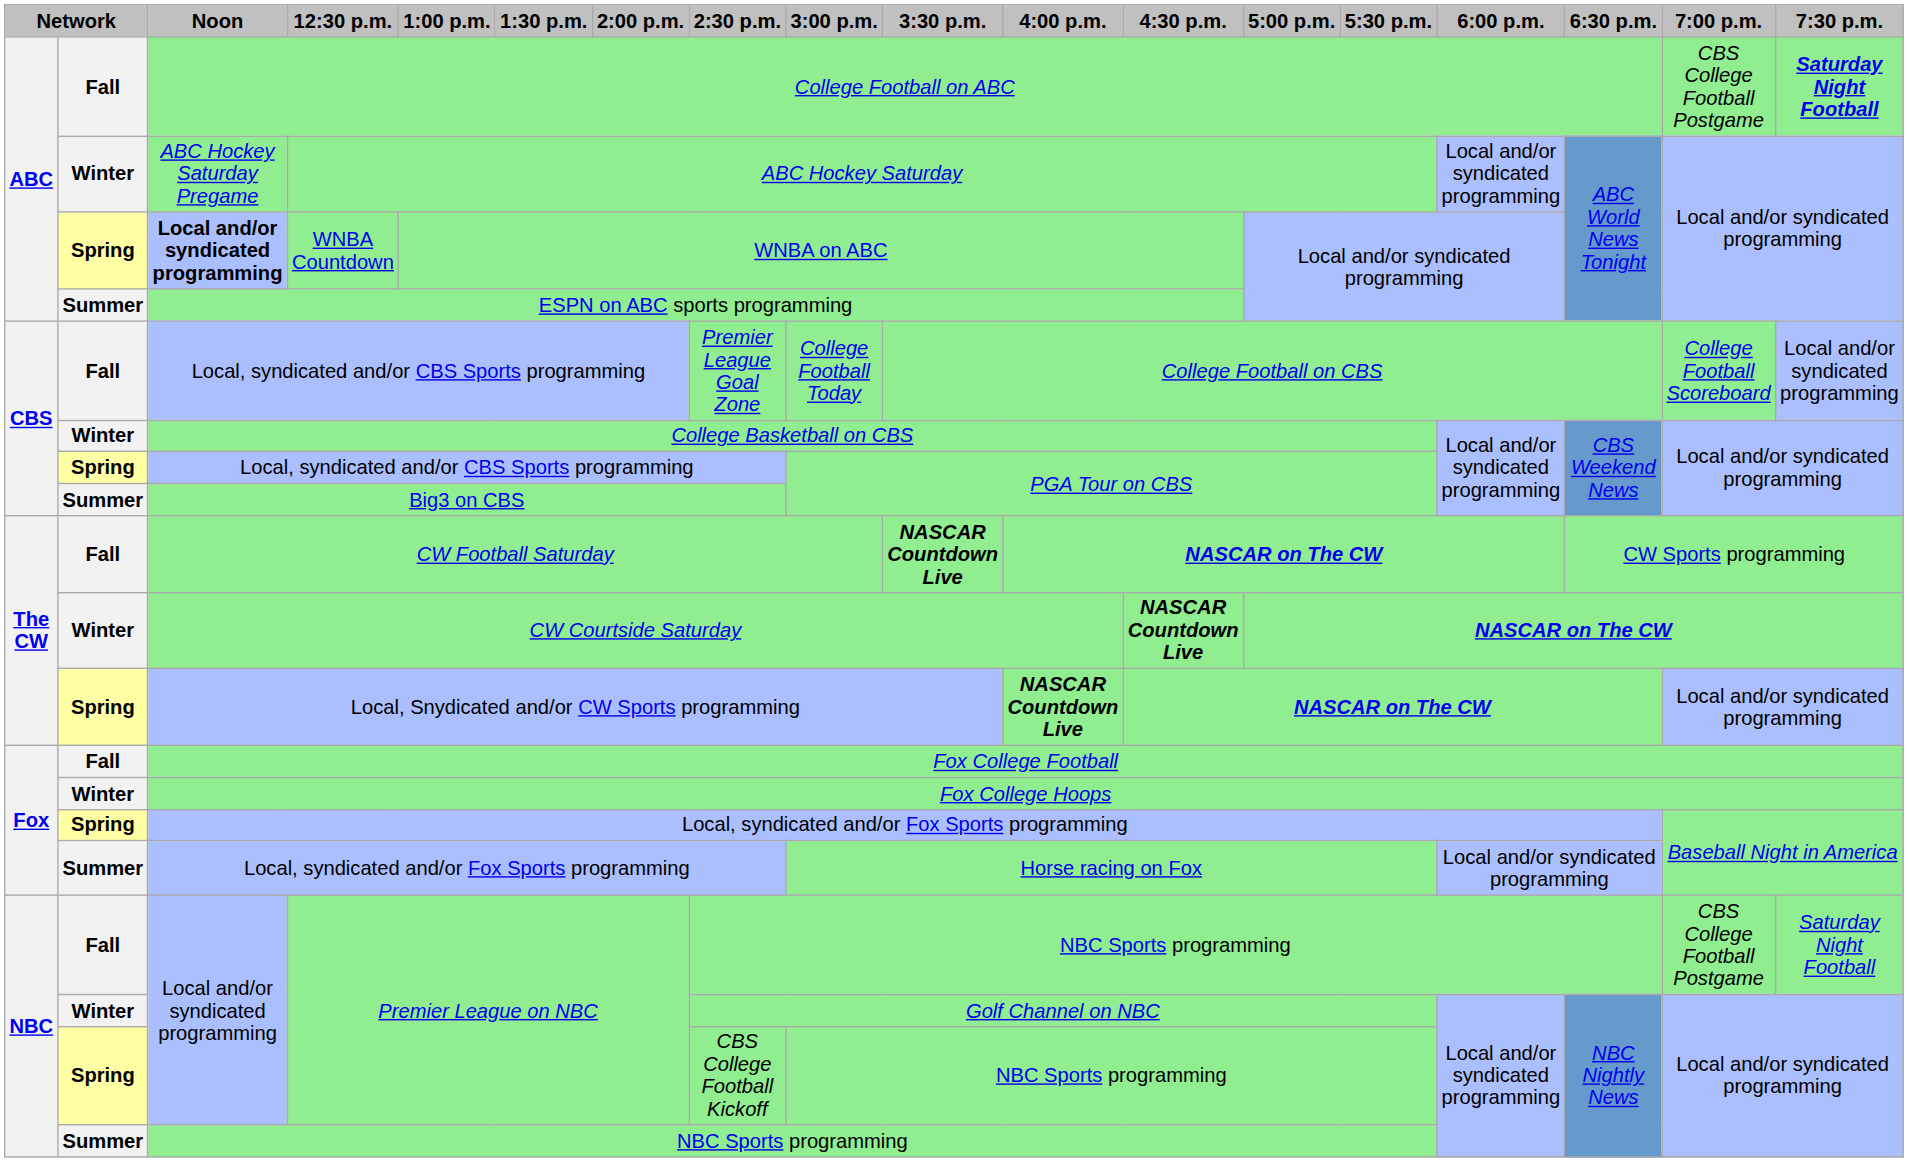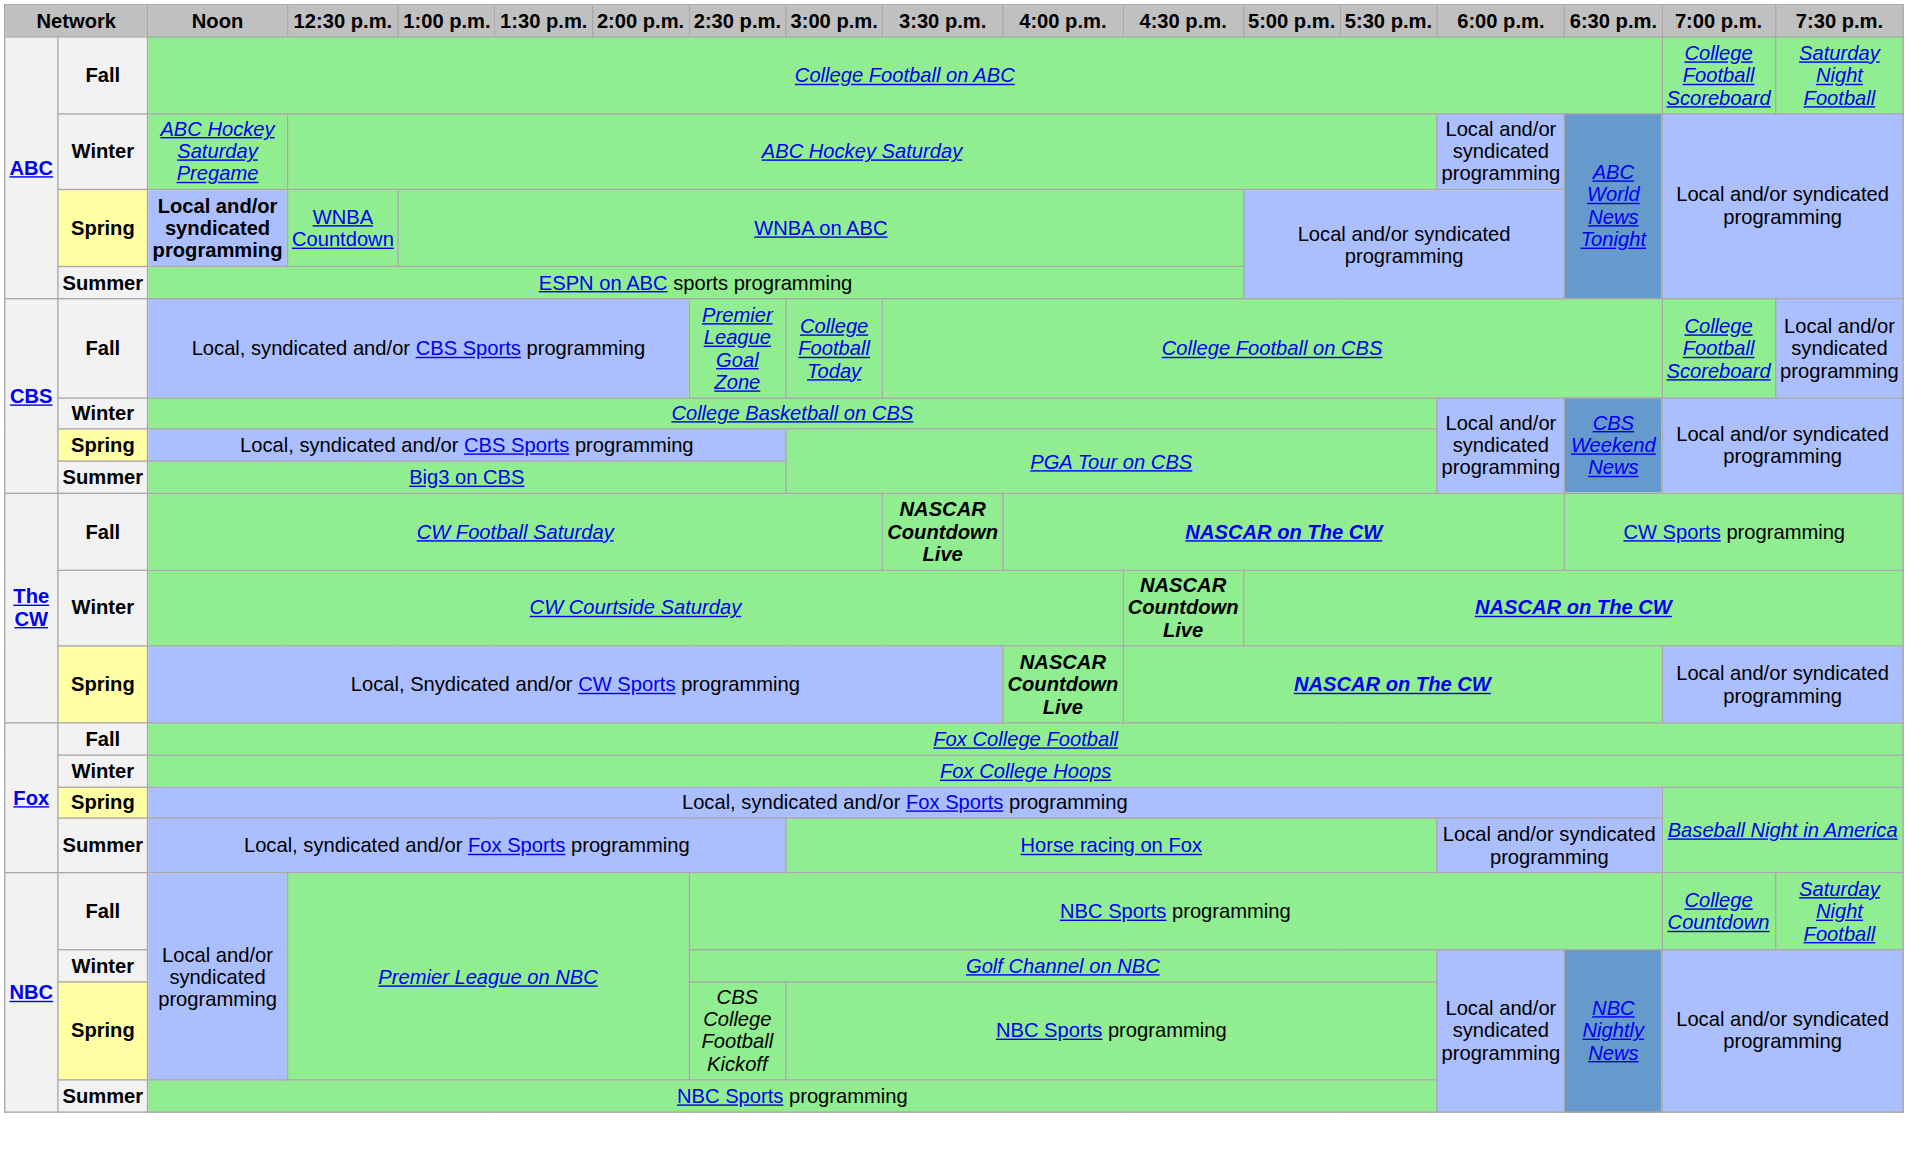(1719, 86) CBS College Football Postgame -> (1719, 75) College Football Scoreboard
(1839, 86) bold -> (1839, 75) normal
(1719, 945) CBS College Football Postgame -> (1719, 911) College Countdown
